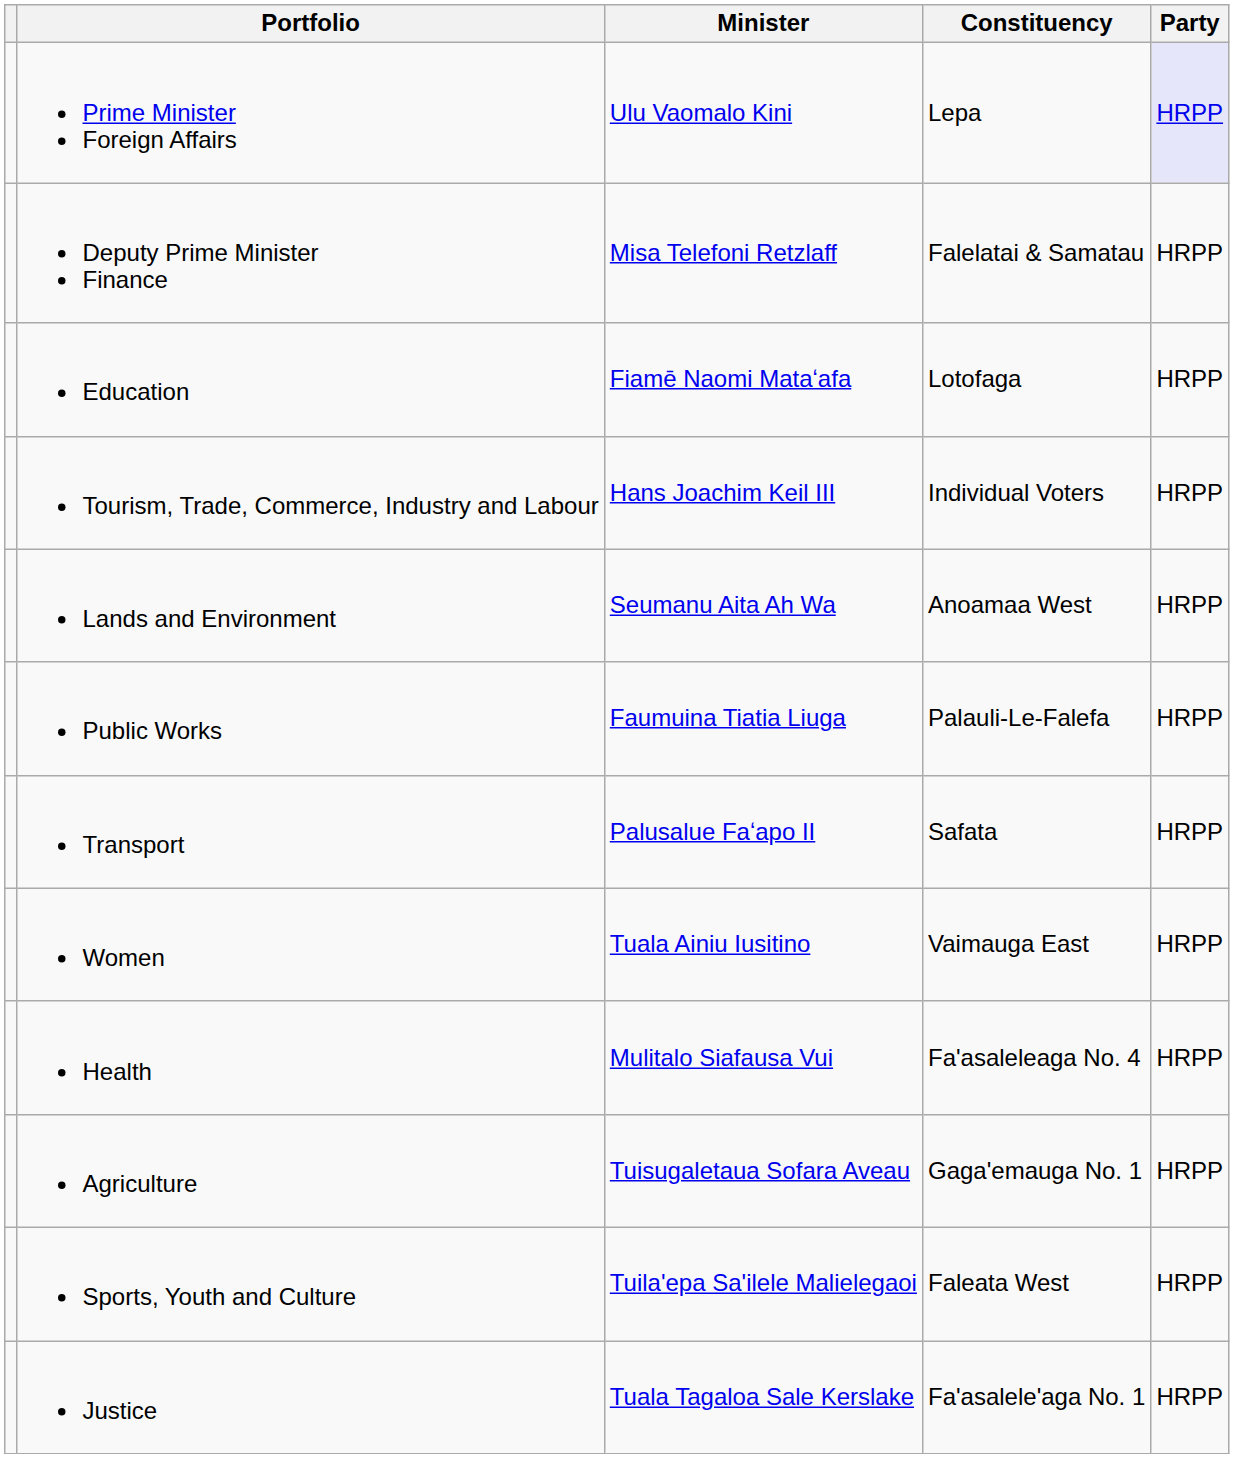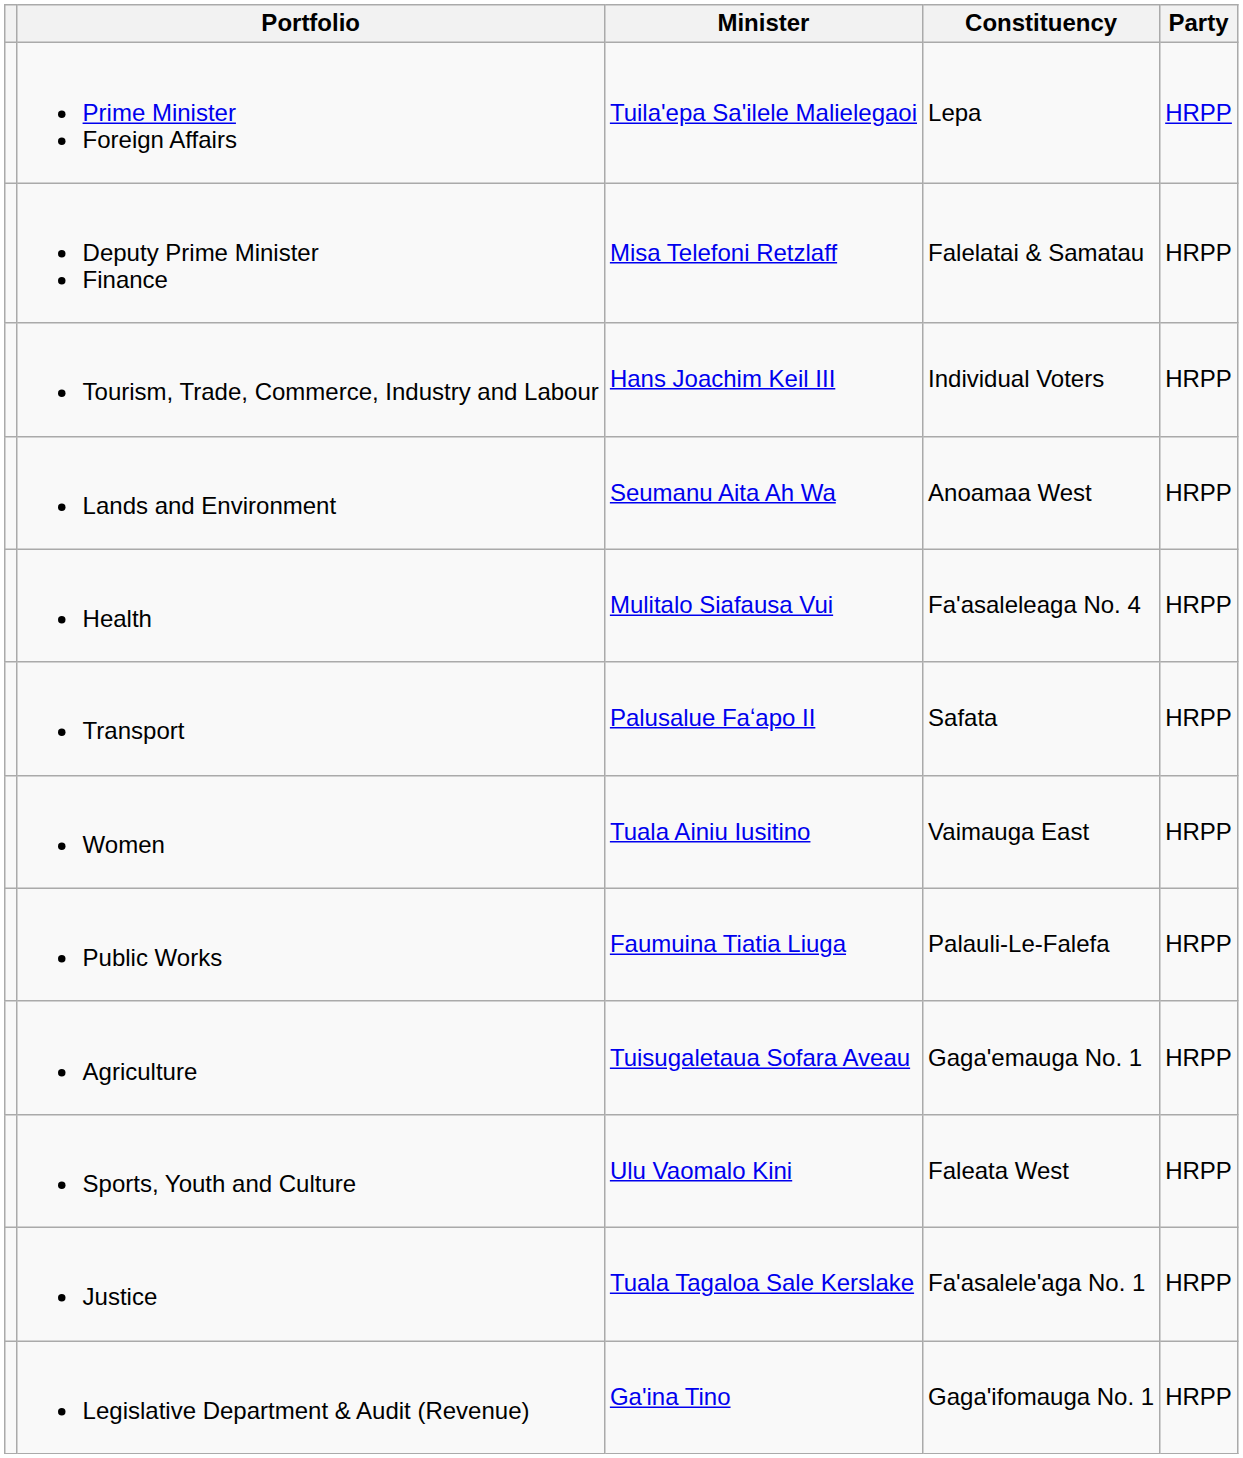(701, 112) Ulu Vaomalo Kini -> (763, 112) Tuila'epa Sa'ilele Malielegaoi
(1190, 112) lavender background -> (1199, 112) no background
- row: (311, 393)
rows swapped: (311, 1071) <-> (311, 732)
(763, 1283) Tuila'epa Sa'ilele Malielegaoi -> (701, 1170) Ulu Vaomalo Kini
+ row: (311, 1411)
